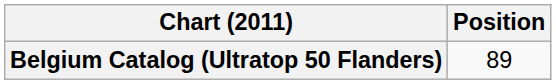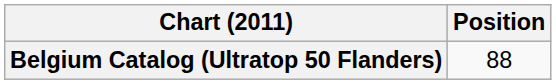(499, 60) 89 -> (499, 60) 88
